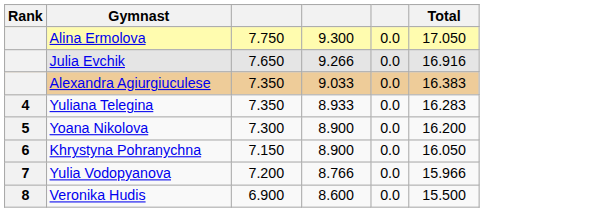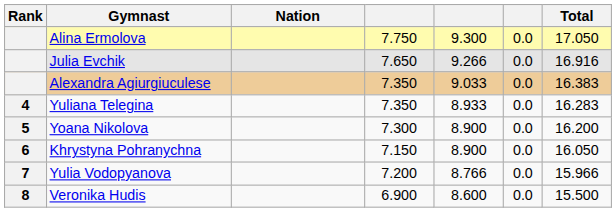+ column: (298, 15)
